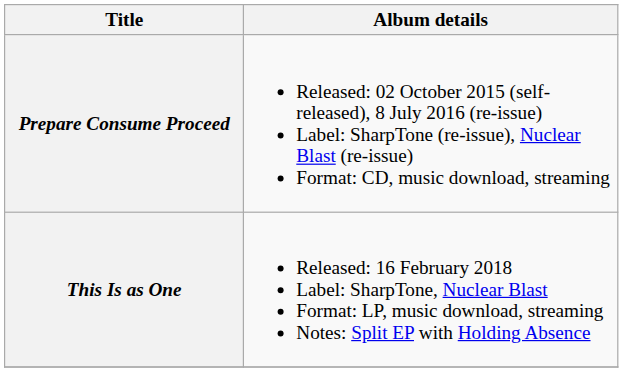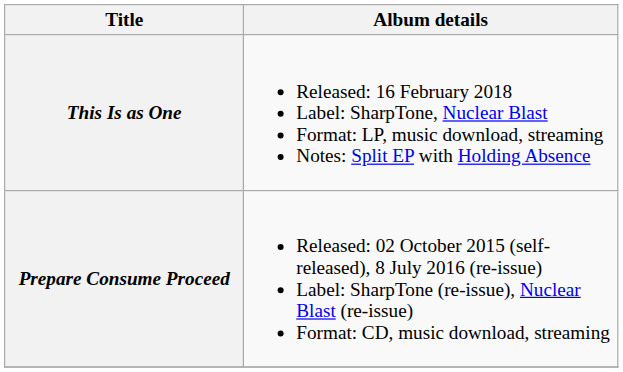rows swapped: (124, 123) <-> (124, 289)
